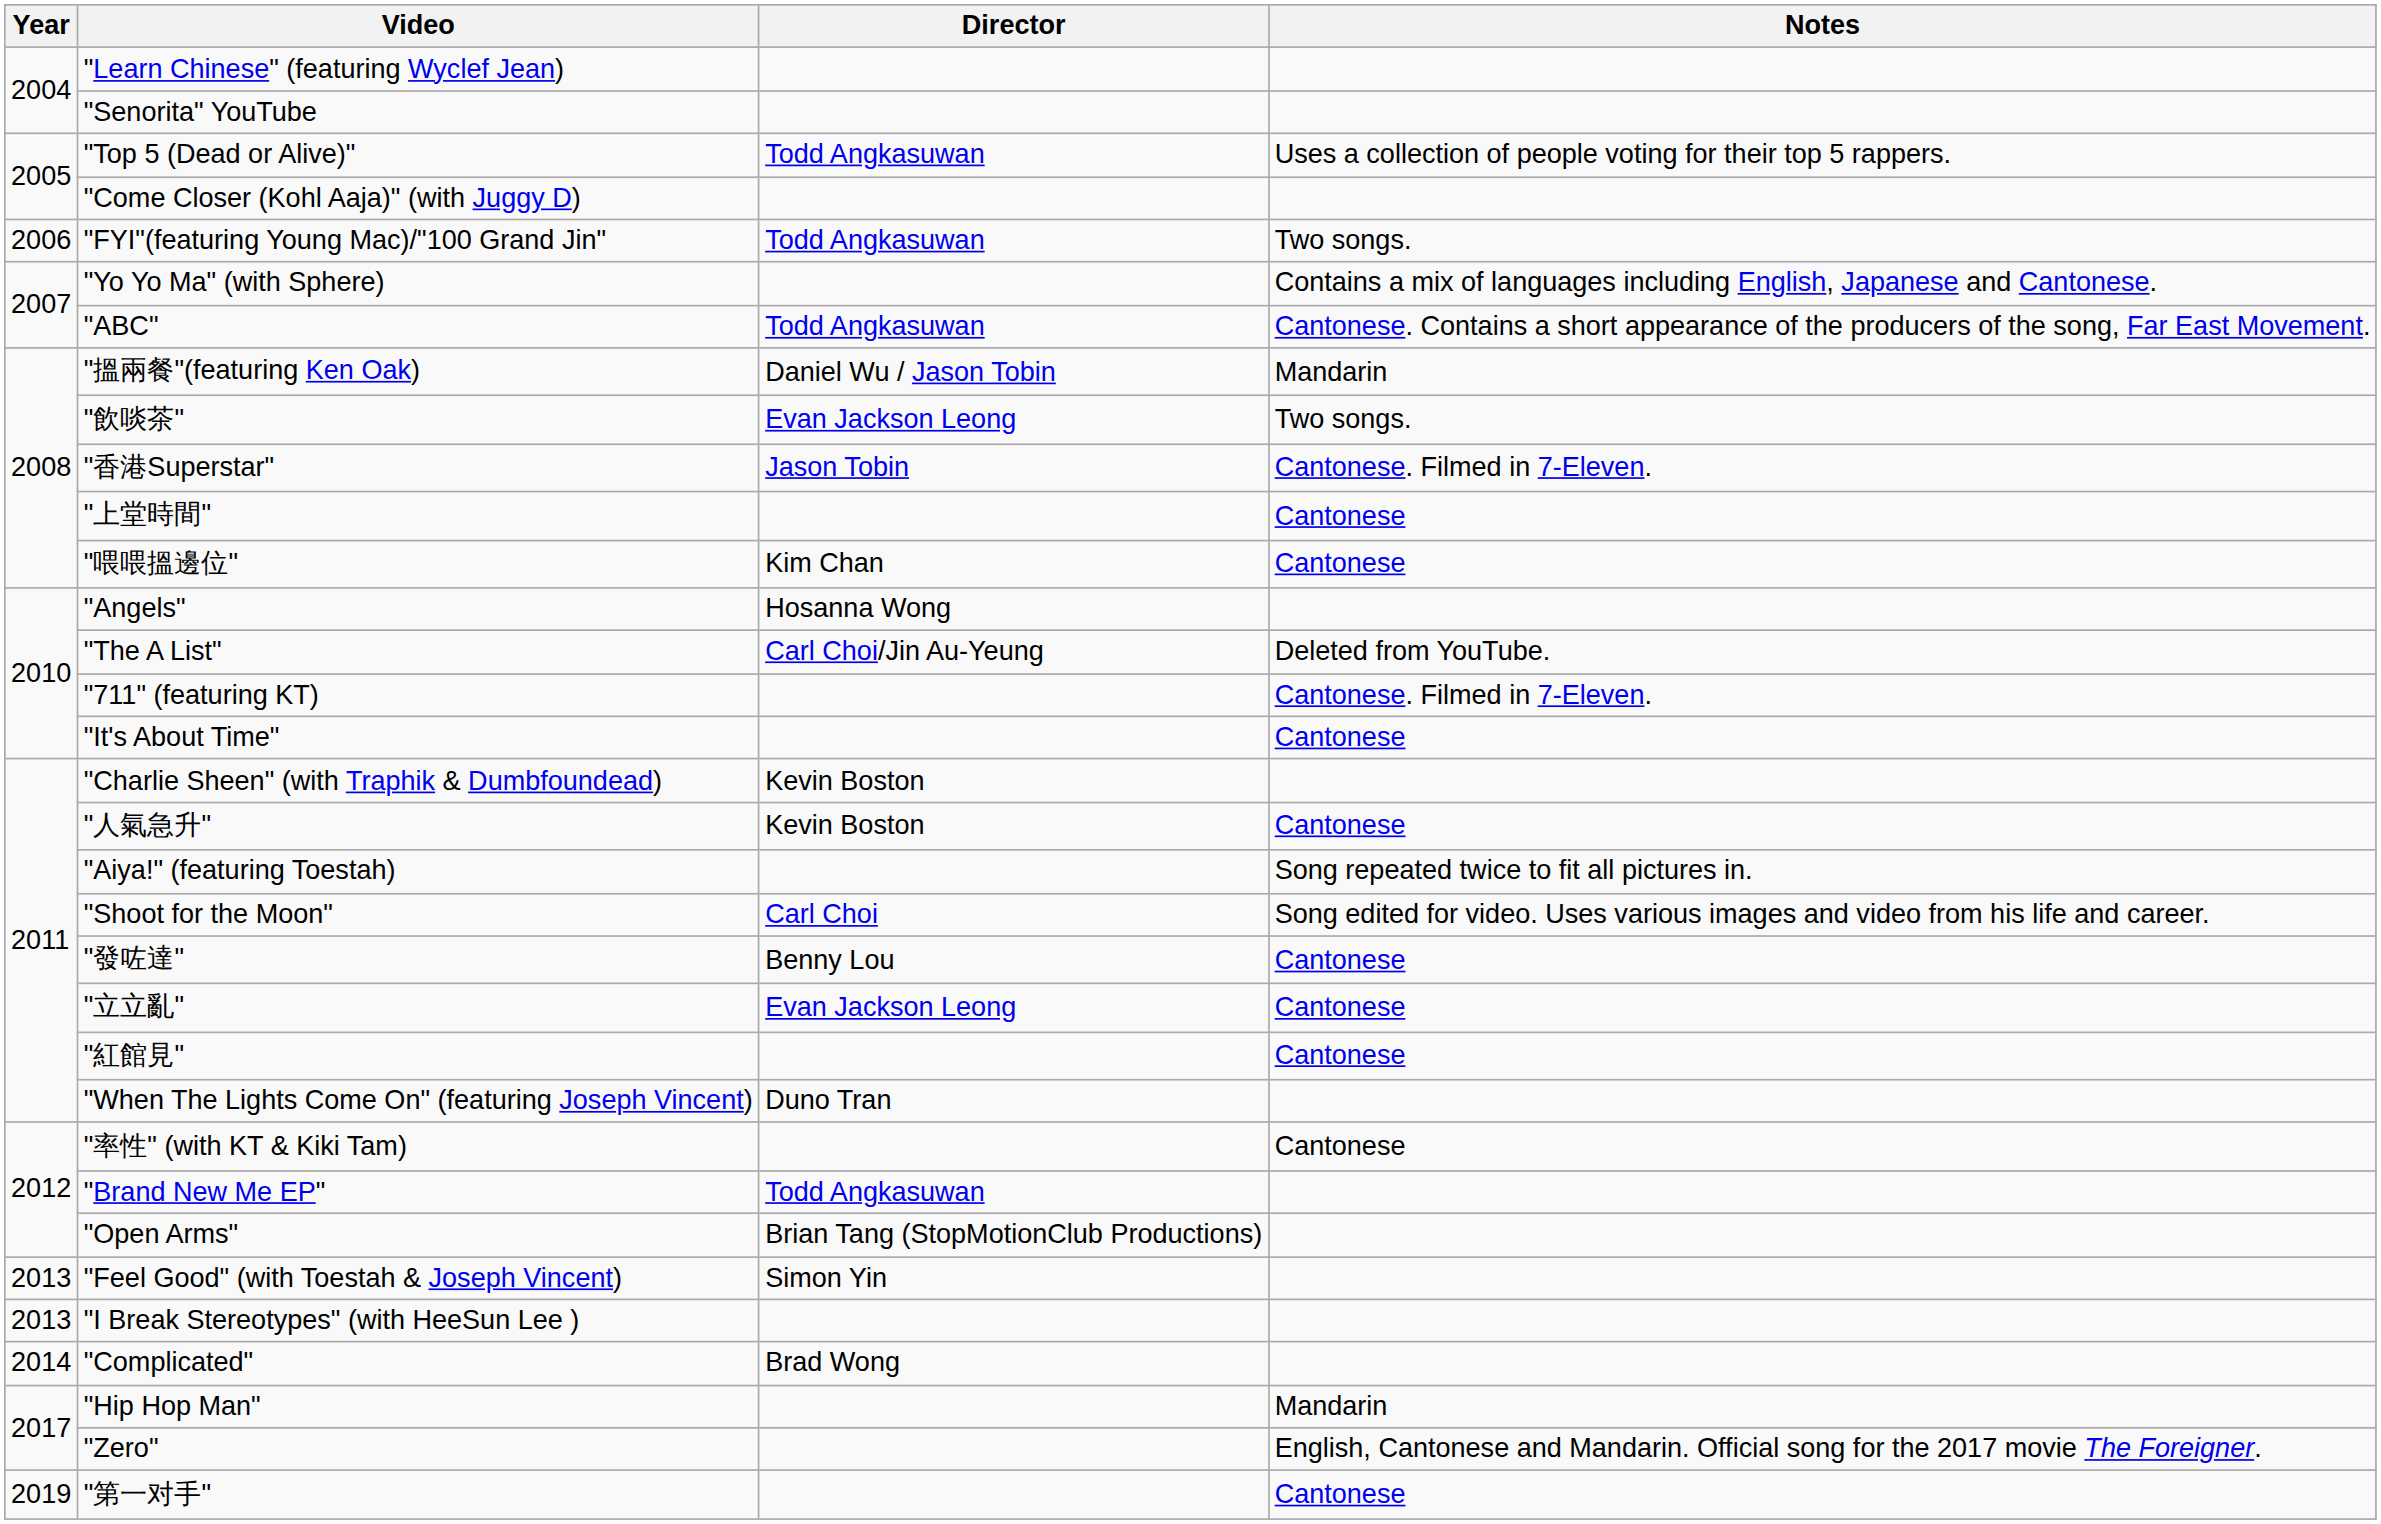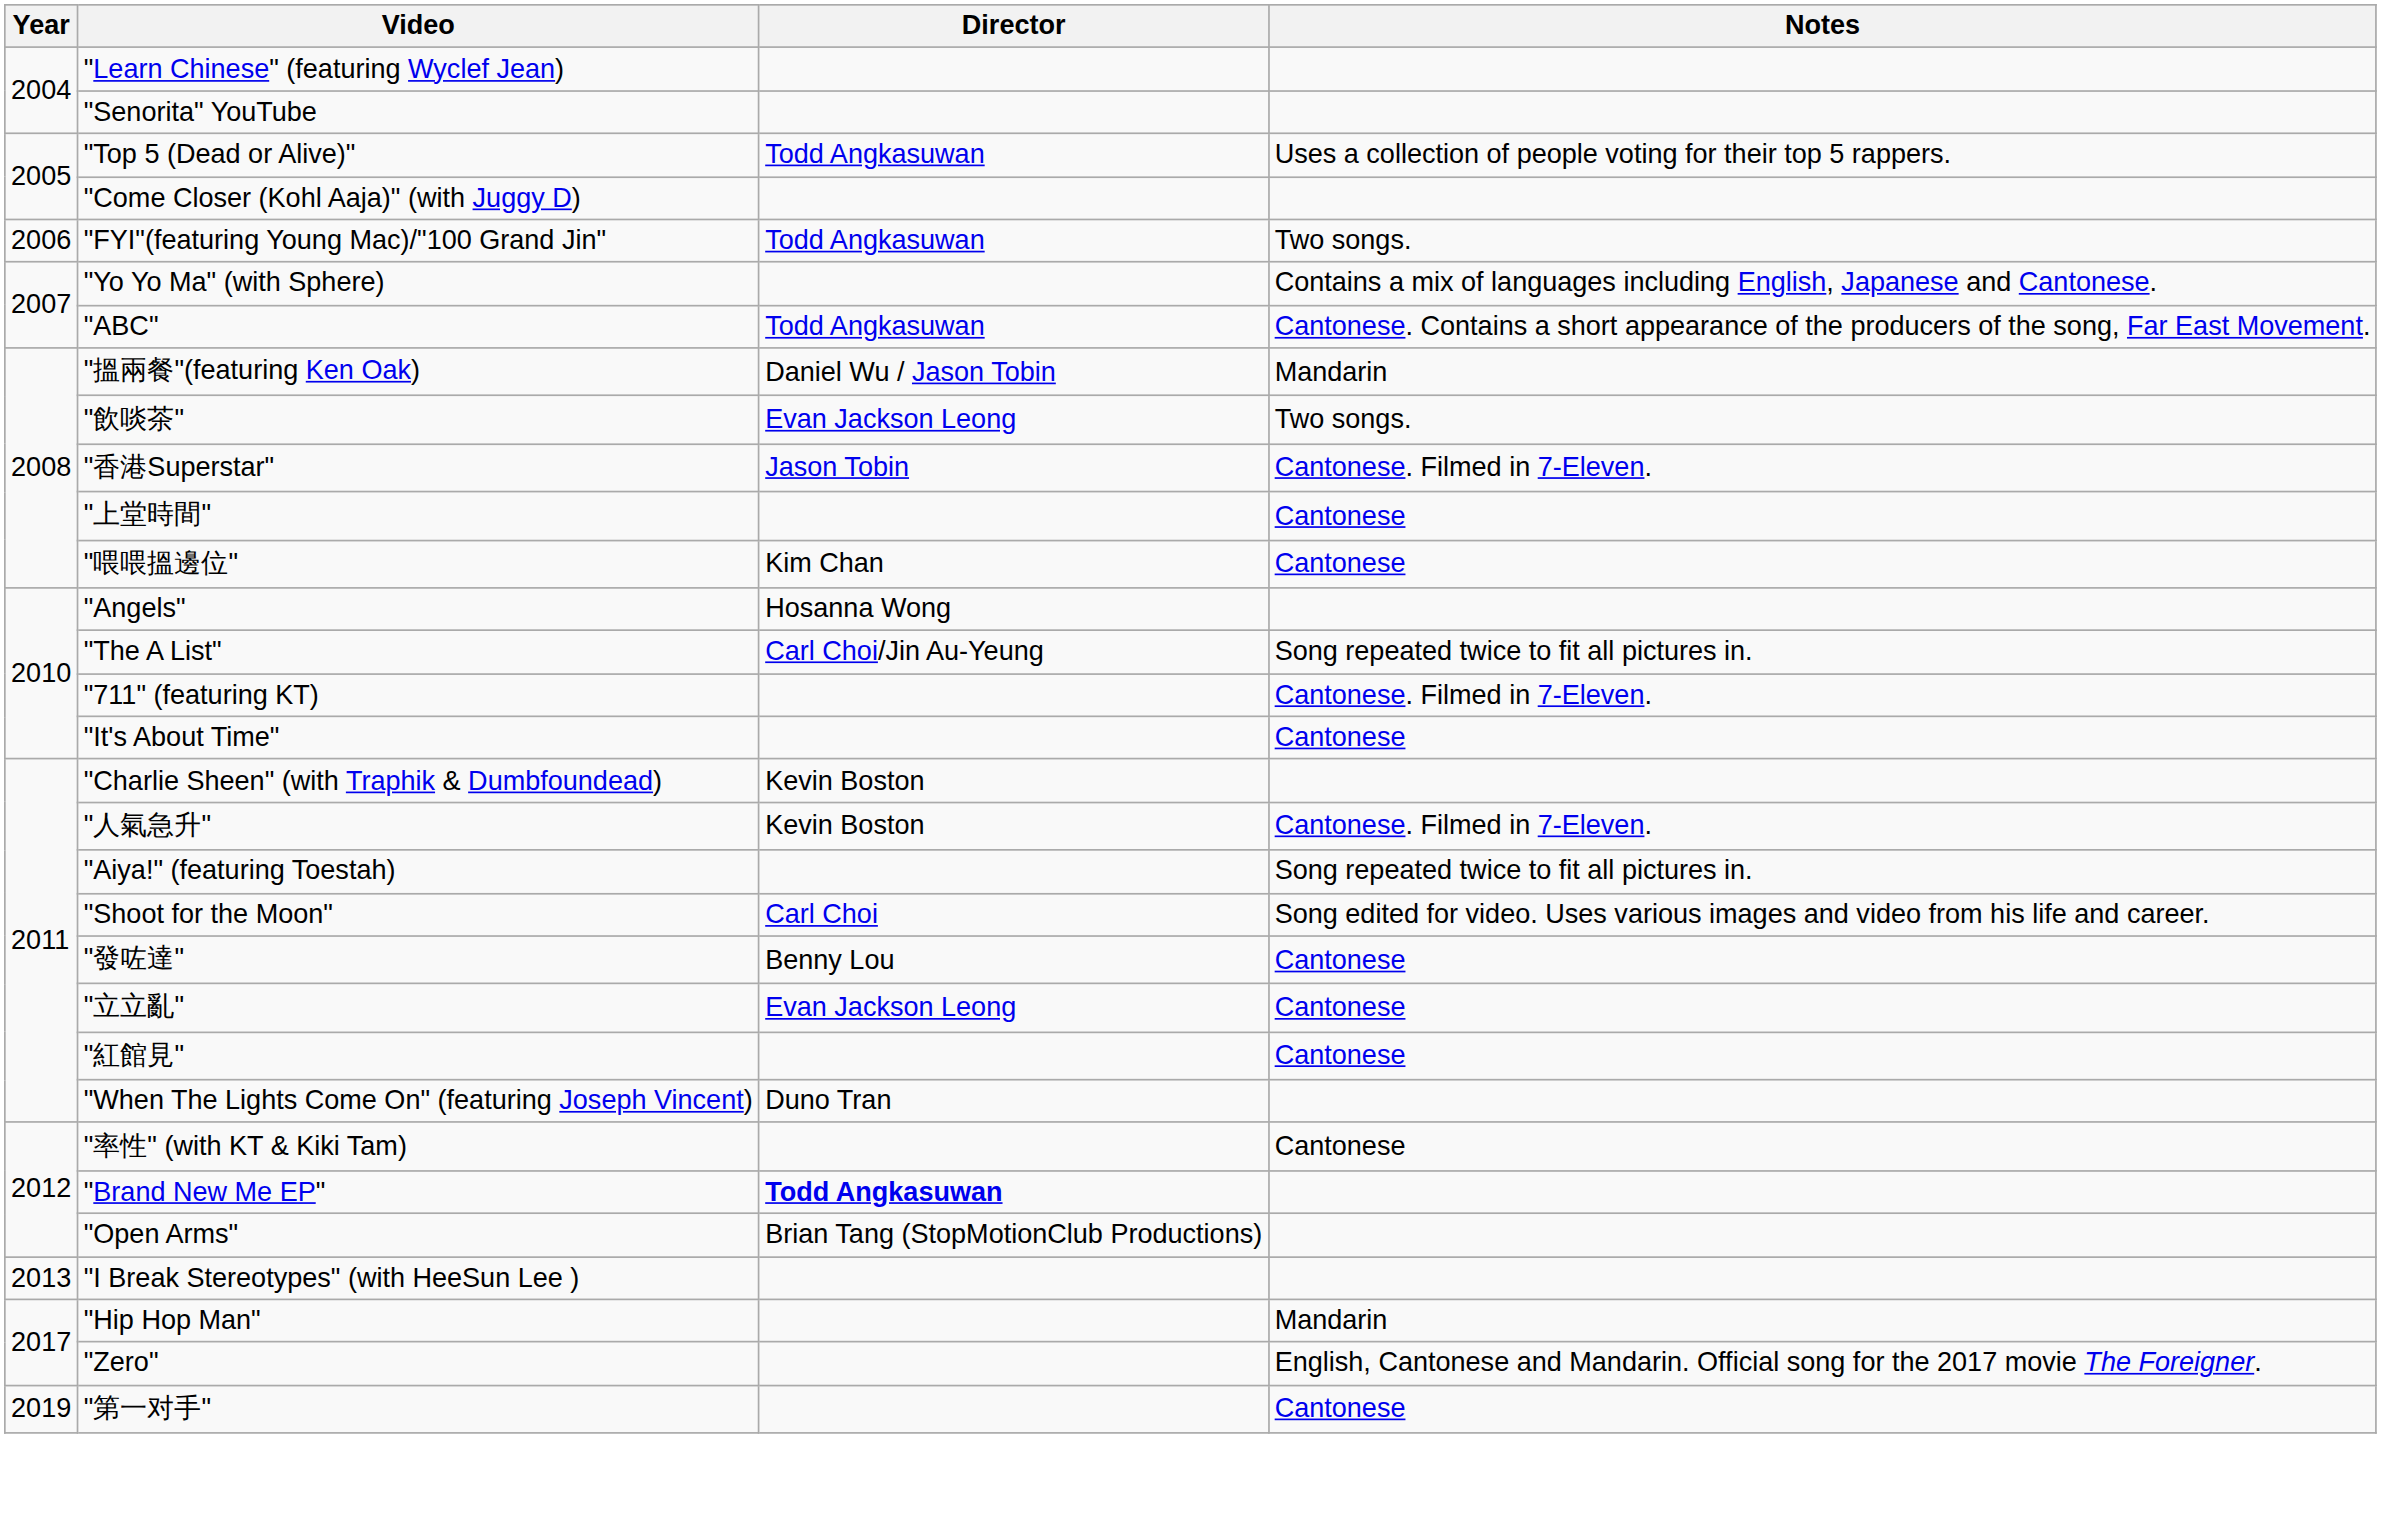(1412, 651) Deleted from YouTube. -> (1514, 651) Song repeated twice to fit all pictures in.
(1340, 825) Cantonese -> (1463, 825) Cantonese. Filmed in 7-Eleven.
(875, 1191) normal -> (884, 1191) bold
- row: (353, 1277)
- row: (168, 1363)
